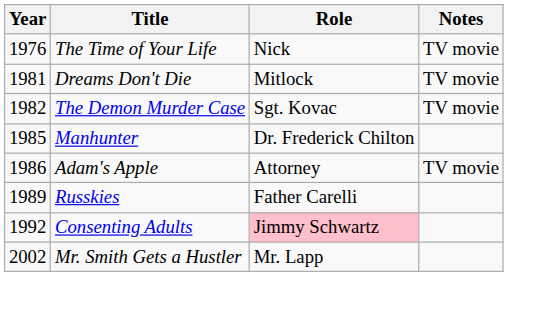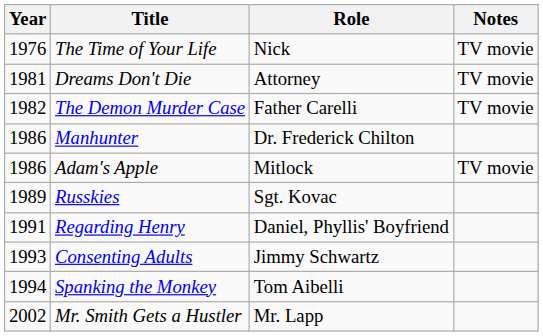(283, 78) Mitlock -> (287, 78) Attorney
(295, 108) Sgt. Kovac -> (305, 108) Father Carelli
(28, 138) 1985 -> (28, 138) 1986
(287, 167) Attorney -> (283, 167) Mitlock
(305, 197) Father Carelli -> (295, 197) Sgt. Kovac
+ row: (120, 227)
(28, 227) 1992 -> (28, 256) 1993
(316, 227) pink background -> (316, 256) no background
+ row: (136, 286)
